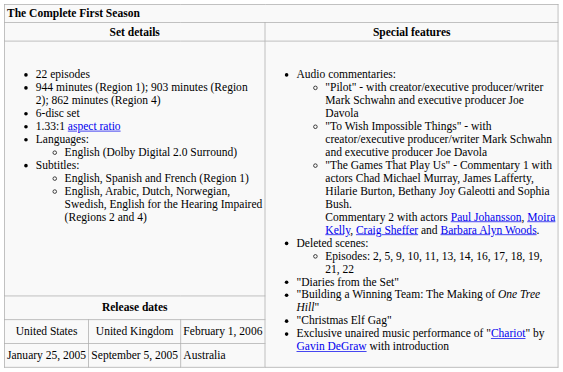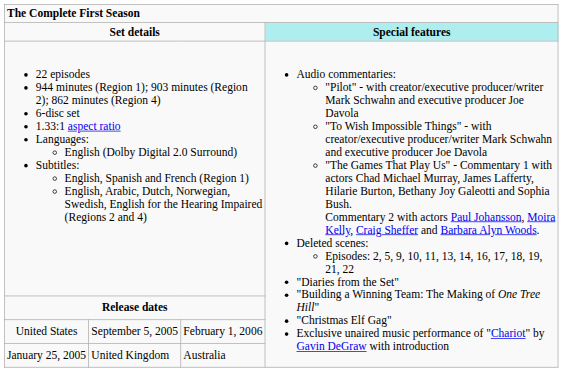(412, 31) no background -> (412, 31) paleturquoise background
(135, 331) United Kingdom -> (135, 331) September 5, 2005
(135, 355) September 5, 2005 -> (130, 355) United Kingdom
